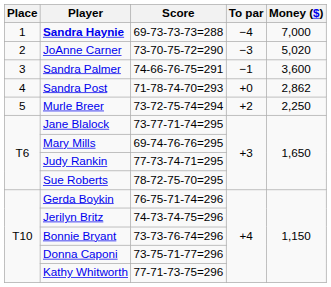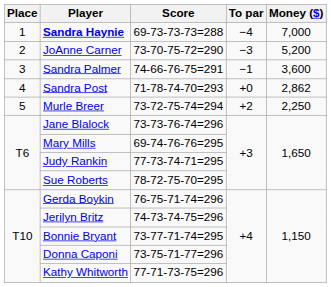(296, 50) 5,020 -> (296, 50) 5,200
(178, 124) 73-77-71-74=295 -> (178, 124) 73-73-76-74=296
(178, 236) 73-73-76-74=296 -> (178, 236) 73-77-71-74=295
